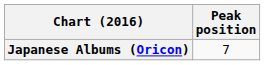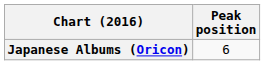(226, 50) 7 -> (226, 50) 6
